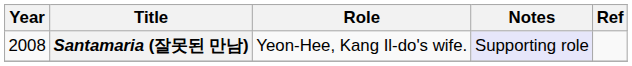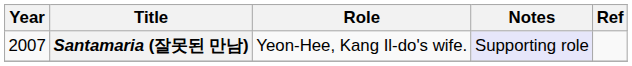(27, 46) 2008 -> (27, 46) 2007
